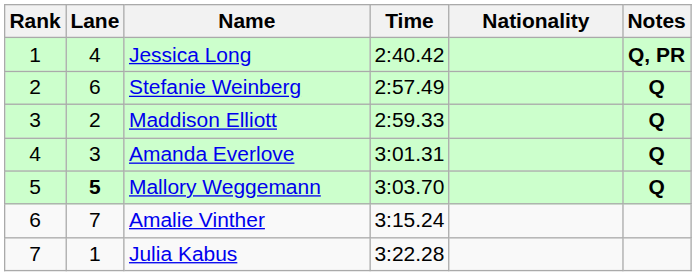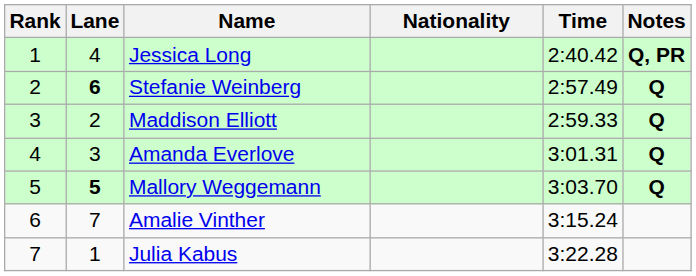columns swapped: (536, 21) <-> (409, 21)
(95, 87) normal -> (95, 87) bold
